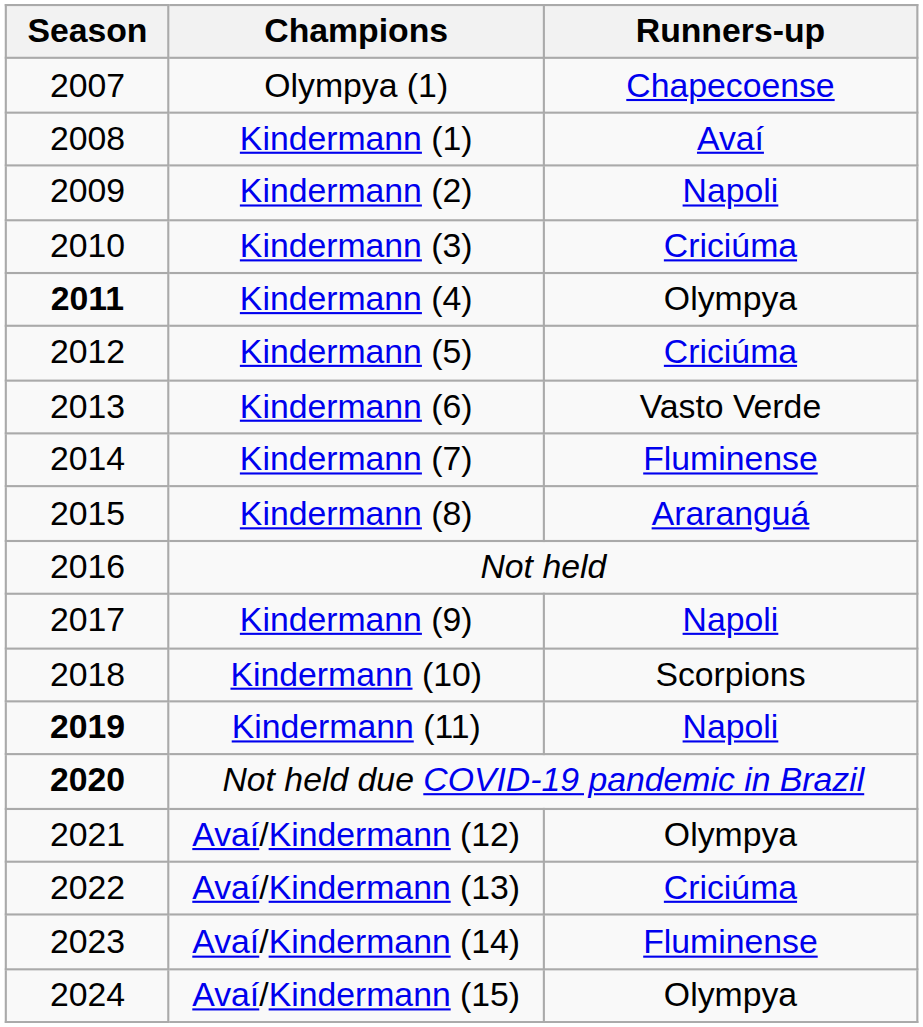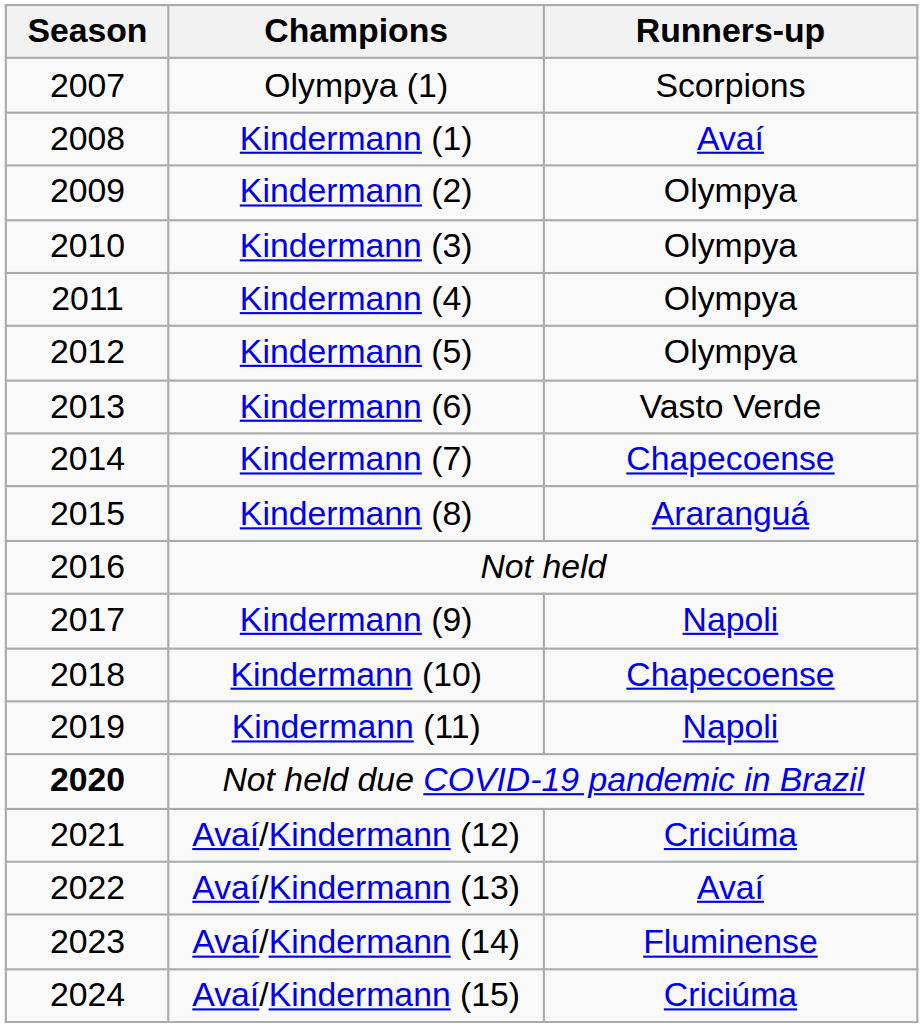(730, 84) Chapecoense -> (730, 84) Scorpions
(730, 191) Napoli -> (730, 191) Olympya
(730, 245) Criciúma -> (730, 245) Olympya
(87, 298) bold -> (87, 298) normal
(730, 352) Criciúma -> (730, 352) Olympya
(730, 459) Fluminense -> (730, 459) Chapecoense
(730, 673) Scorpions -> (730, 673) Chapecoense
(87, 727) bold -> (87, 727) normal
(730, 834) Olympya -> (730, 834) Criciúma
(730, 887) Criciúma -> (730, 887) Avaí
(730, 995) Olympya -> (730, 995) Criciúma
